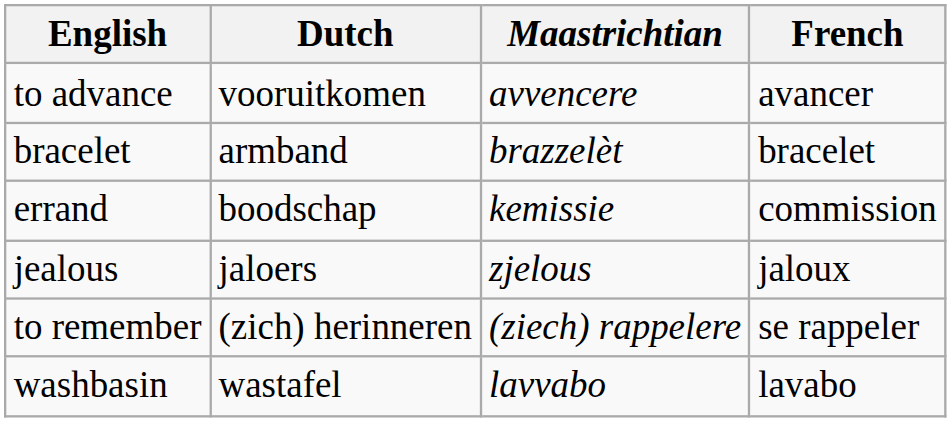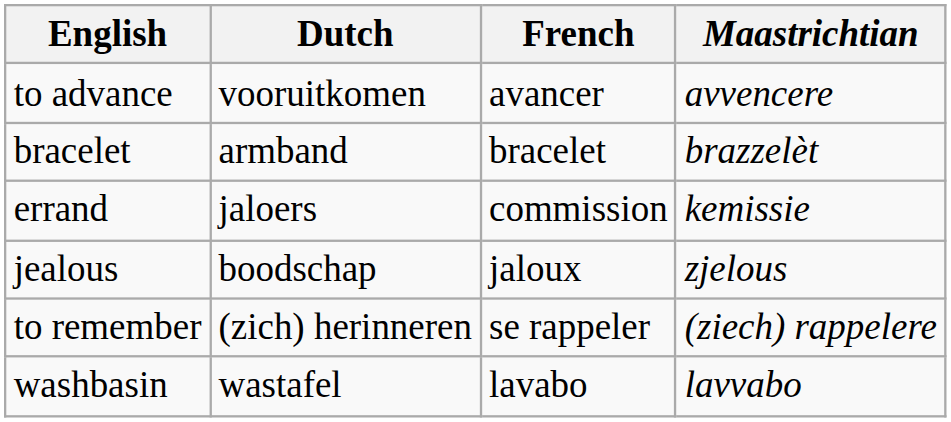columns swapped: (847, 33) <-> (615, 33)
(298, 209) boodschap -> (268, 209) jaloers
(268, 268) jaloers -> (298, 268) boodschap
